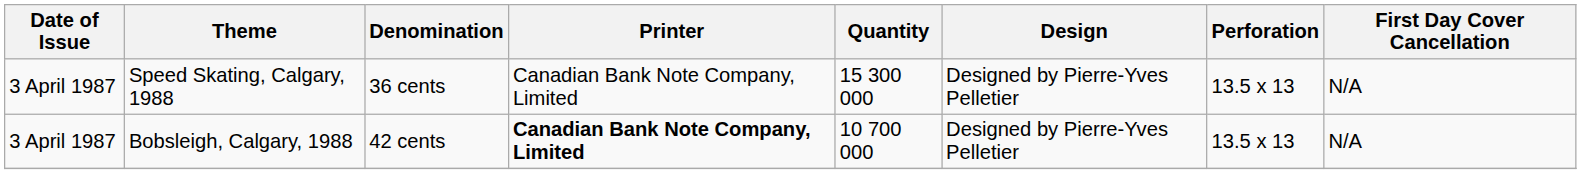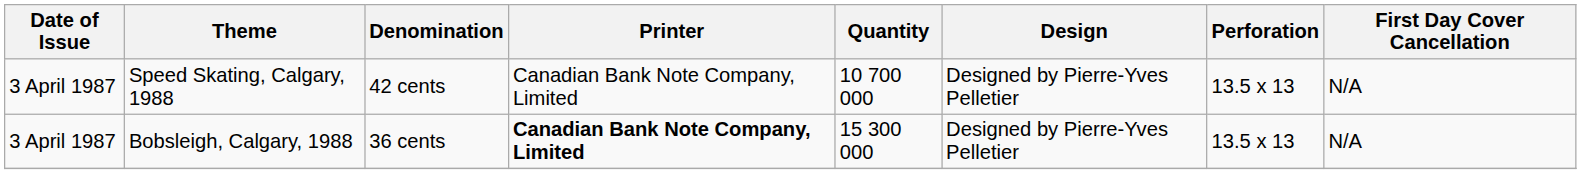(407, 86) 36 cents -> (407, 86) 42 cents
(871, 86) 15 300 000 -> (871, 86) 10 700 000
(407, 141) 42 cents -> (407, 141) 36 cents
(871, 141) 10 700 000 -> (871, 141) 15 300 000
